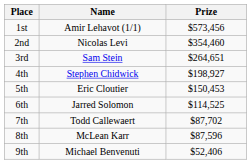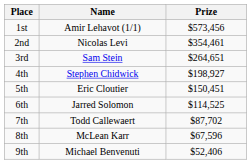(206, 43) $354,460 -> (206, 43) $354,461
(206, 89) $150,453 -> (206, 89) $150,451
(206, 136) $87,596 -> (206, 136) $67,596
